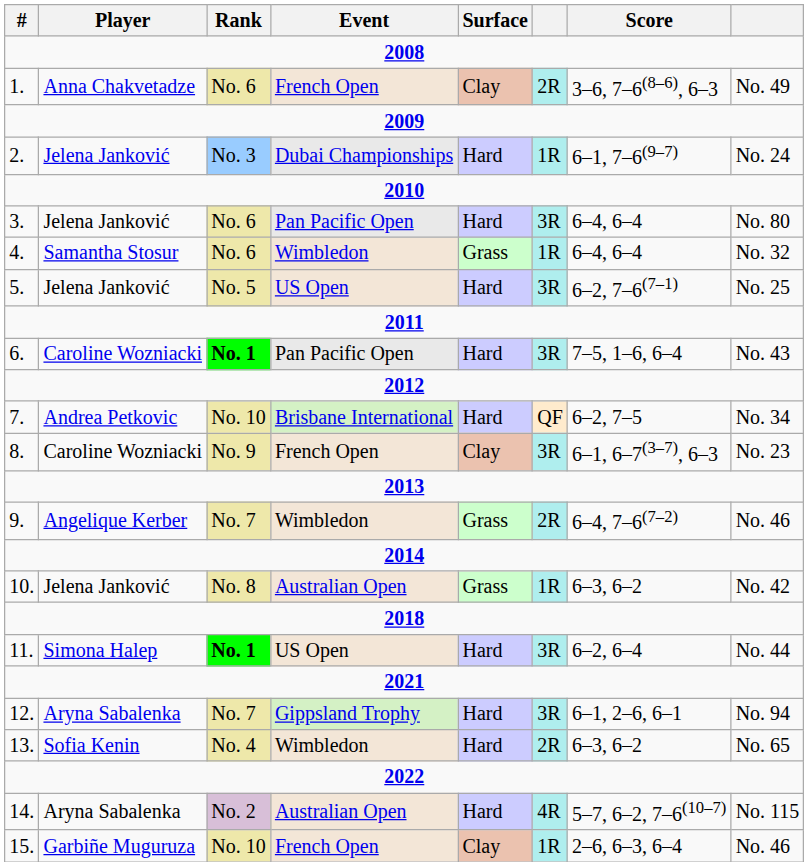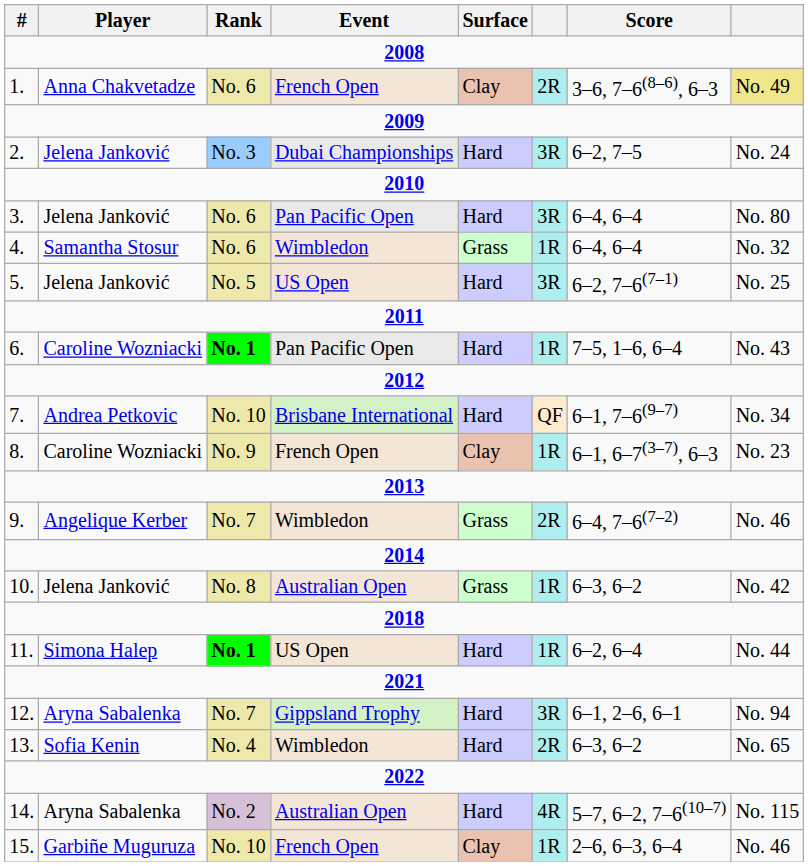(763, 86) no background -> (763, 86) khaki background
(549, 155) 1R -> (549, 152) 3R
(625, 155) 6–1, 7–6(9–7) -> (607, 152) 6–2, 7–5
(549, 353) 3R -> (549, 348) 1R
(607, 417) 6–2, 7–5 -> (625, 414) 6–1, 7–6(9–7)
(549, 451) 3R -> (549, 451) 1R
(549, 650) 3R -> (549, 650) 1R
